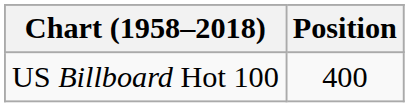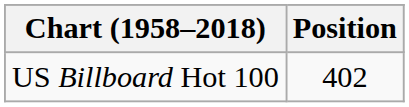(345, 76) 400 -> (345, 76) 402
